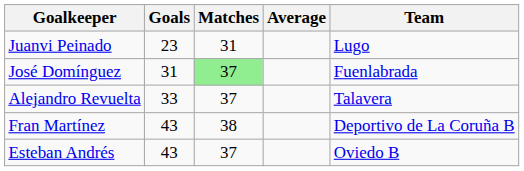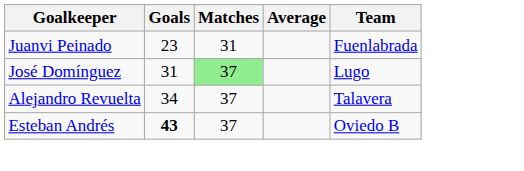(352, 44) Lugo -> (376, 44) Fuenlabrada
(376, 71) Fuenlabrada -> (352, 71) Lugo
(169, 98) 33 -> (169, 98) 34
- row: (57, 125)
(169, 152) normal -> (169, 125) bold
